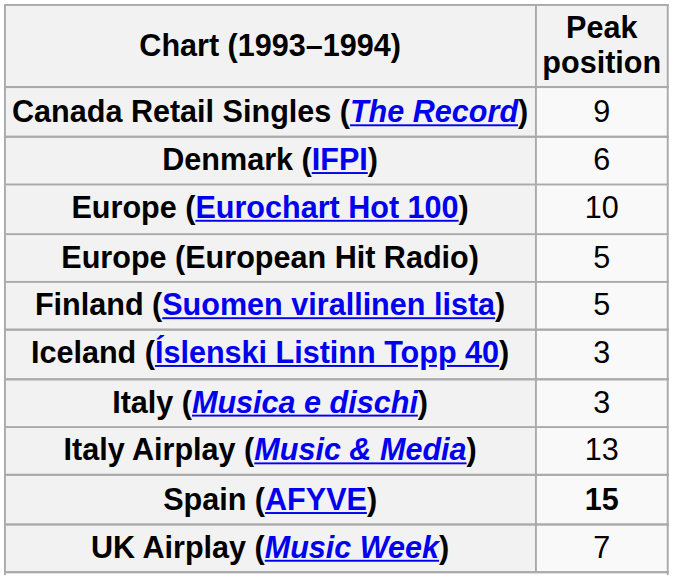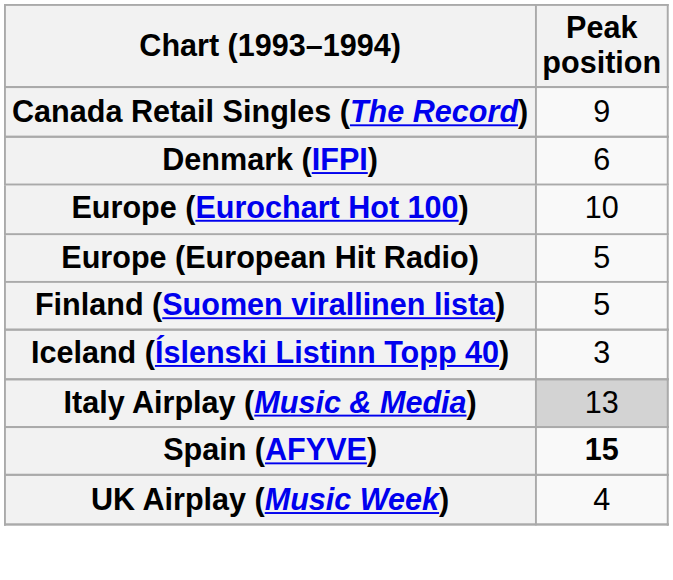- row: (270, 402)
(602, 450) no background -> (602, 402) lightgrey background
(602, 547) 7 -> (602, 499) 4
